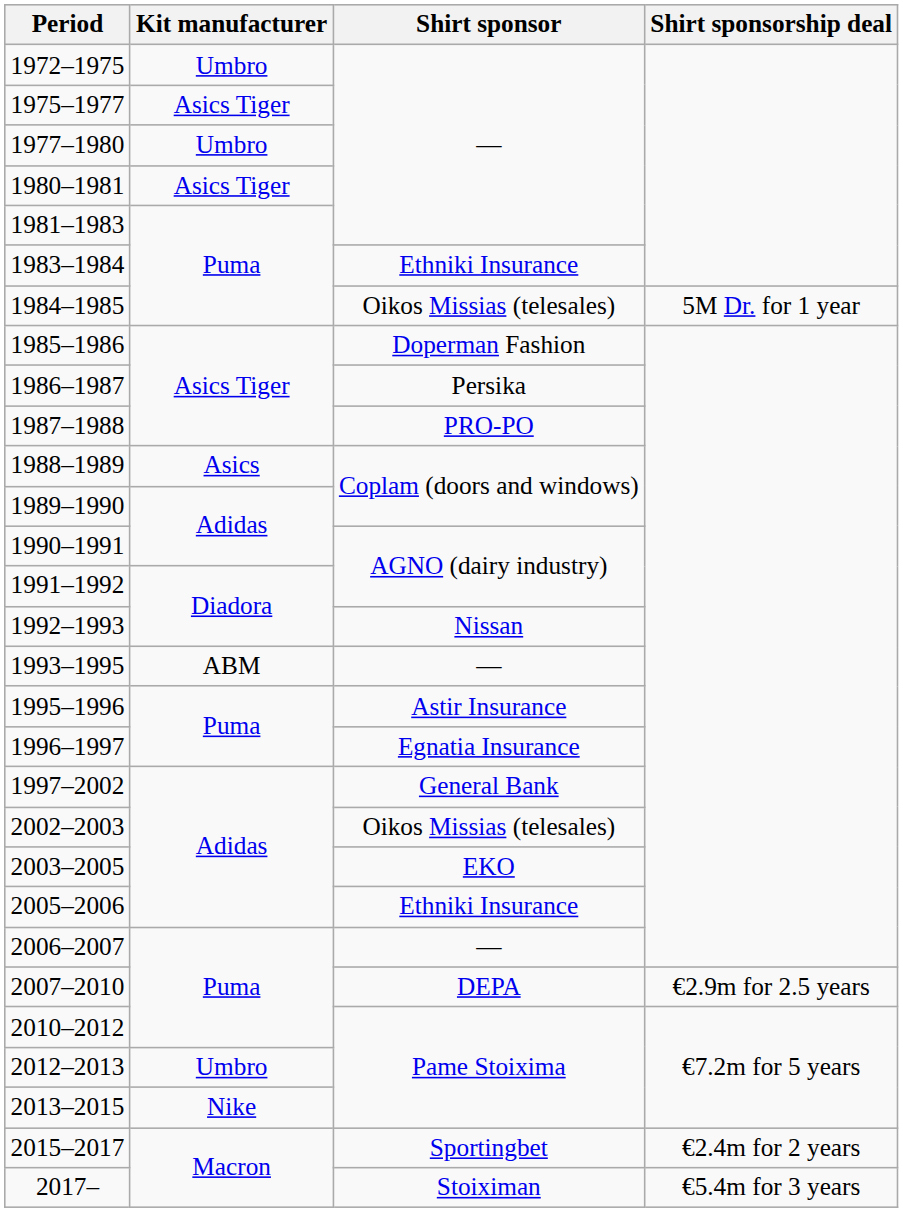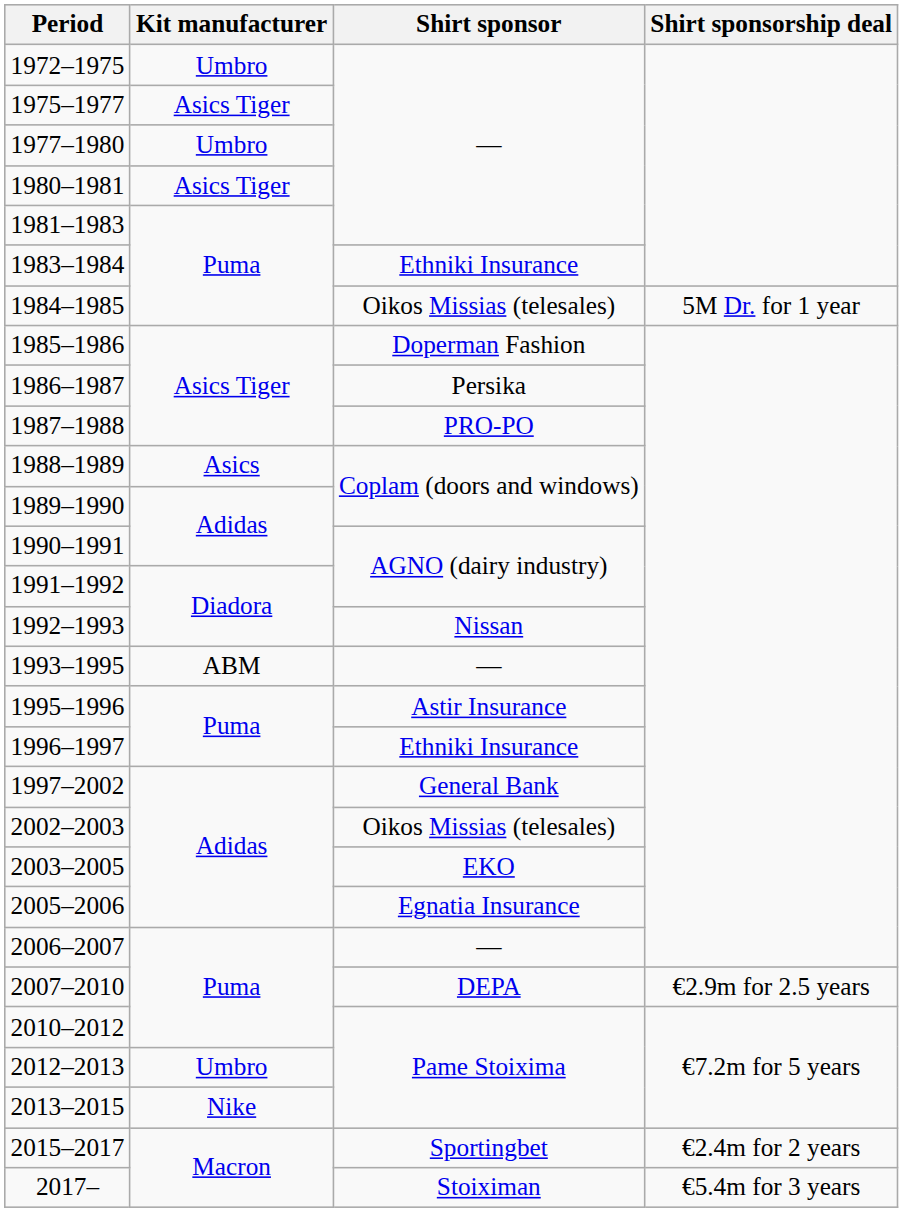(489, 746) Egnatia Insurance -> (489, 746) Ethniki Insurance
(489, 906) Ethniki Insurance -> (489, 906) Egnatia Insurance
